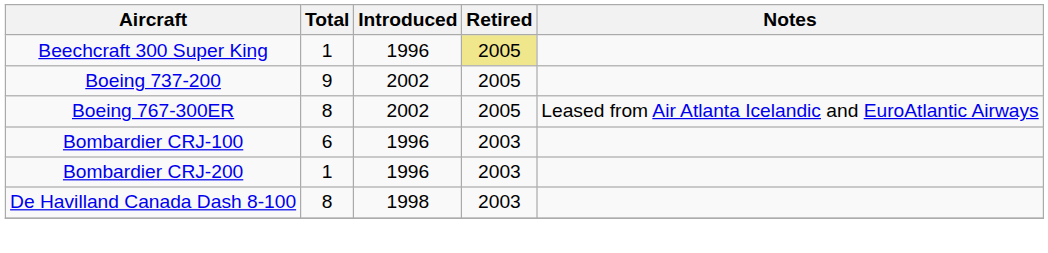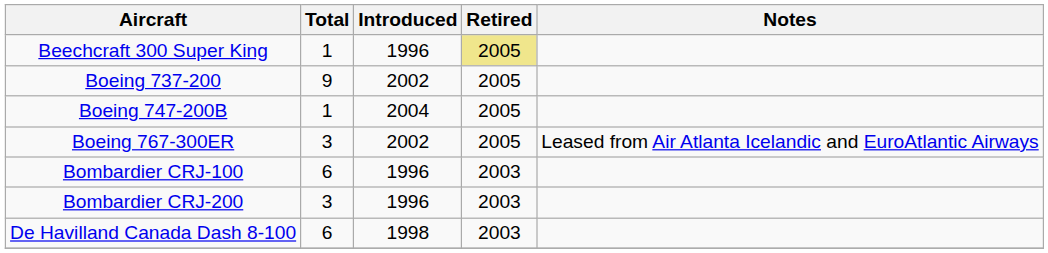+ row: (153, 111)
(327, 111) 8 -> (327, 141) 3
(327, 171) 1 -> (327, 202) 3
(327, 202) 8 -> (327, 232) 6
